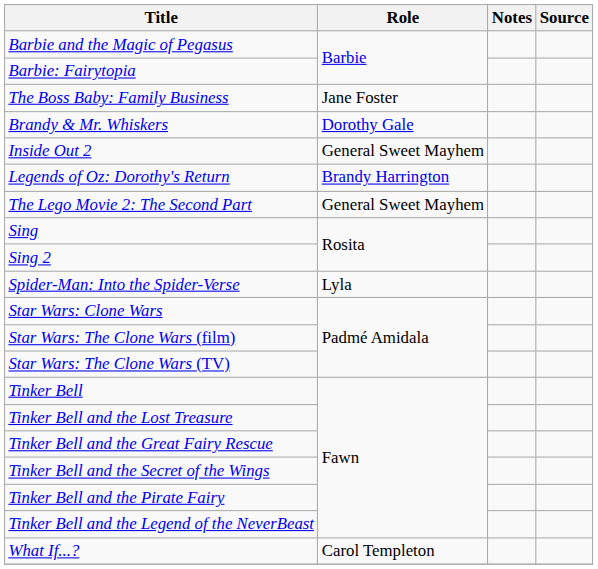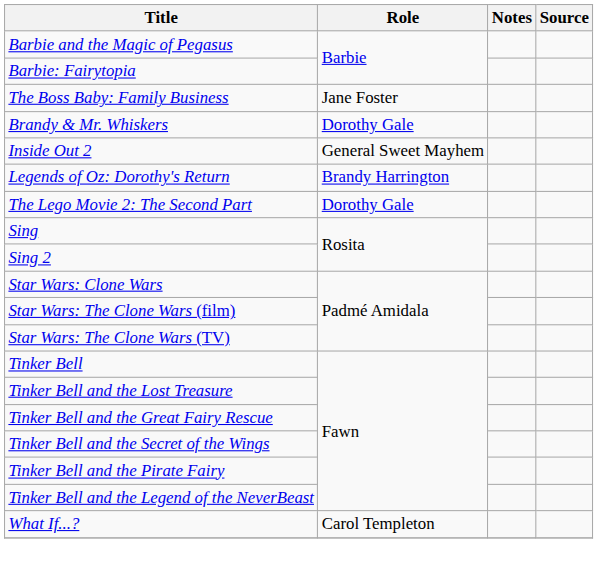(403, 204) General Sweet Mayhem -> (368, 204) Dorothy Gale
- row: (124, 284)
